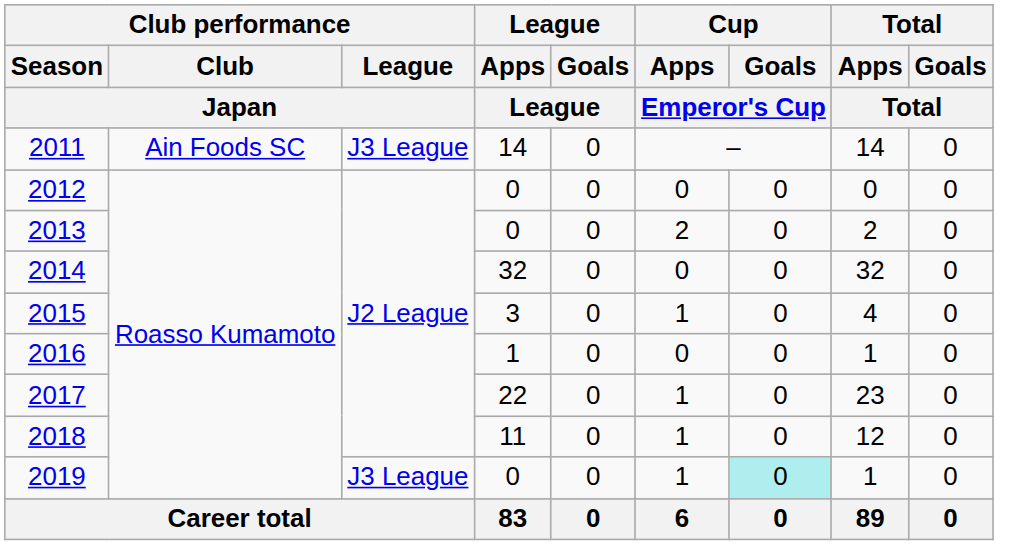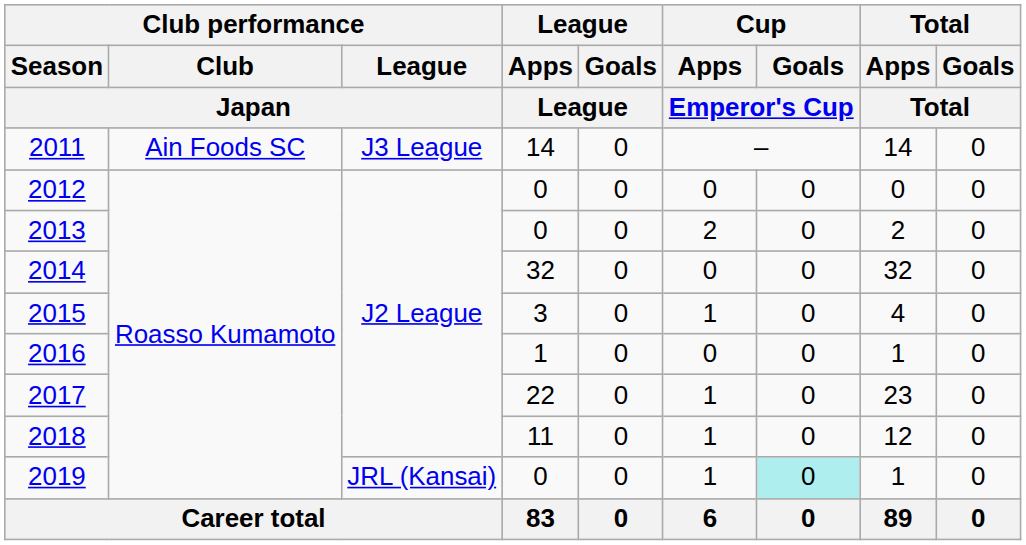(408, 477) J3 League -> (422, 477) JRL (Kansai)
